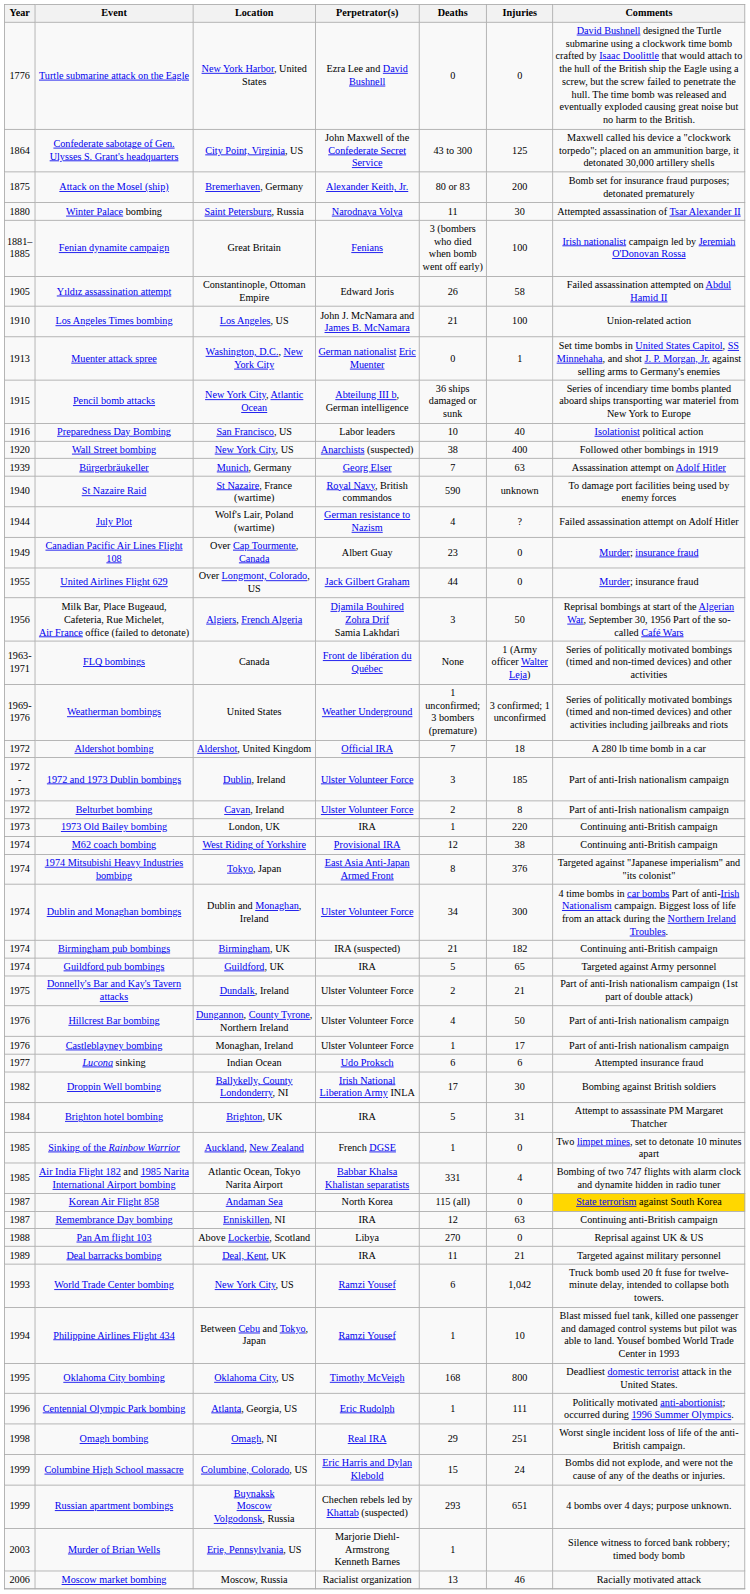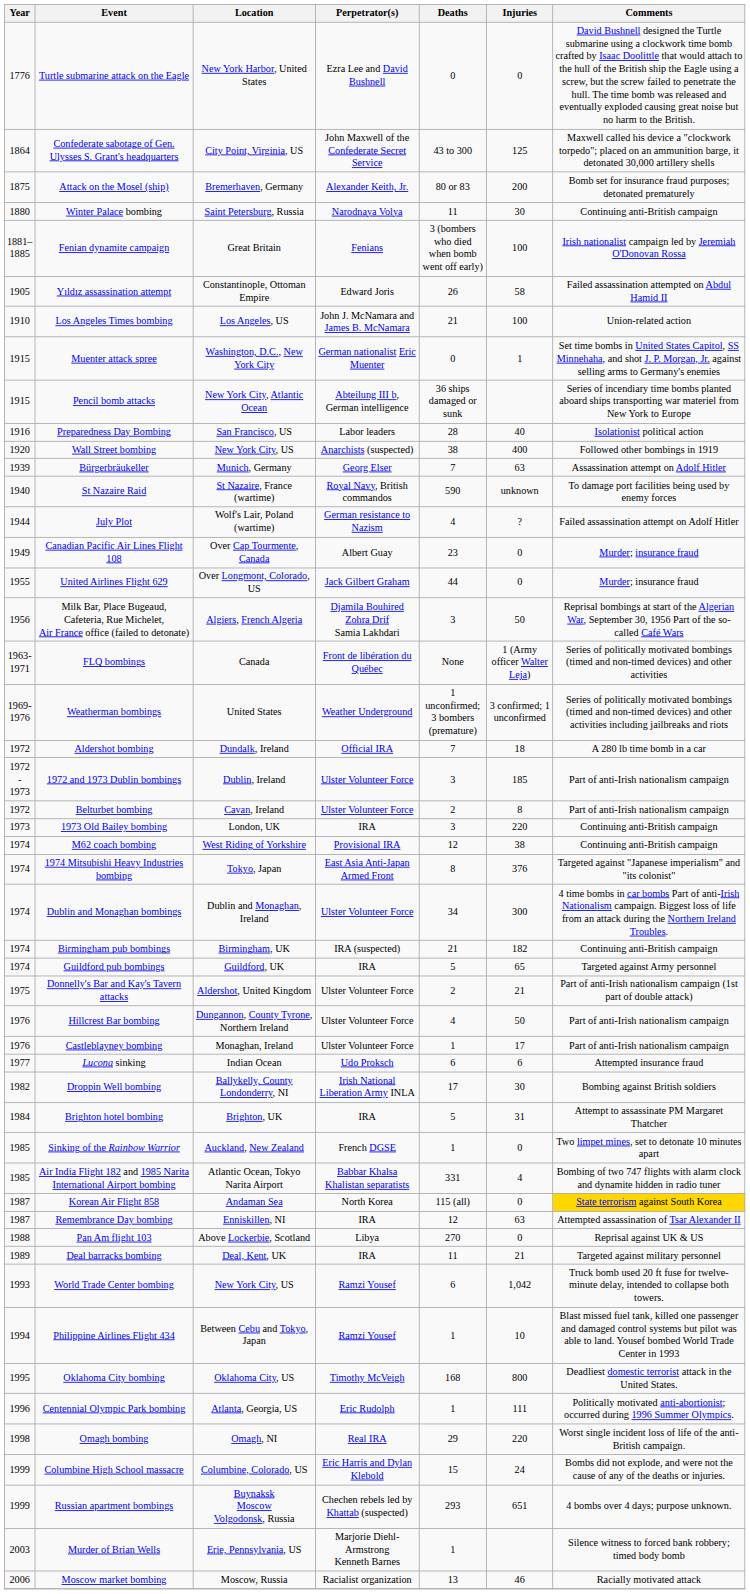(649, 211) Attempted assassination of Tsar Alexander II -> (649, 211) Continuing anti-British campaign
(20, 358) 1913 -> (20, 358) 1915
(453, 432) 10 -> (453, 432) 28
(254, 749) Aldershot, United Kingdom -> (254, 749) Dundalk, Ireland
(453, 827) 1 -> (453, 827) 3
(254, 990) Dundalk, Ireland -> (254, 990) Aldershot, United Kingdom
(649, 1220) Continuing anti-British campaign -> (649, 1220) Attempted assassination of Tsar Alexander II
(520, 1439) 251 -> (520, 1439) 220
